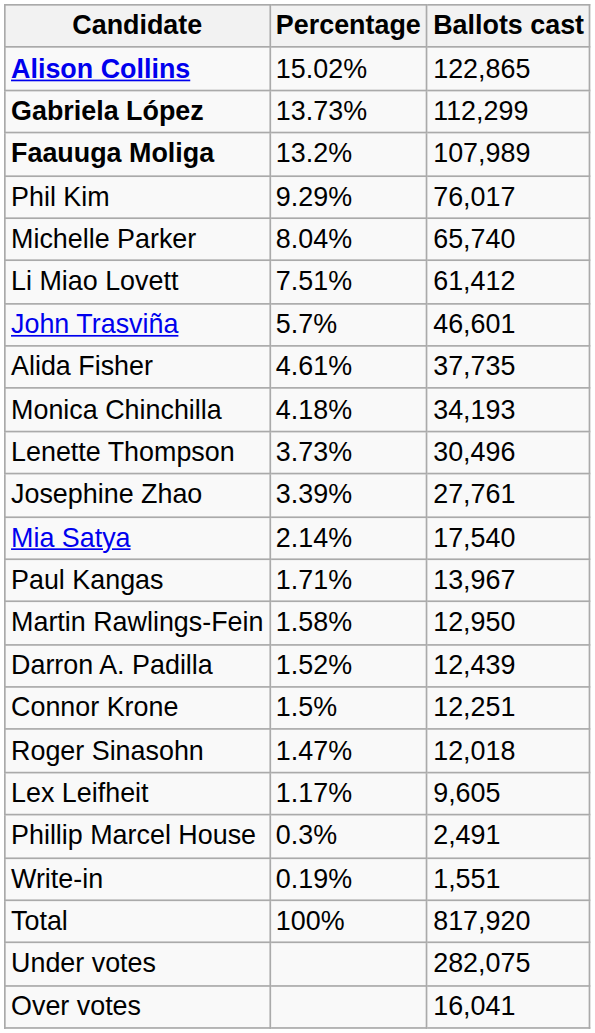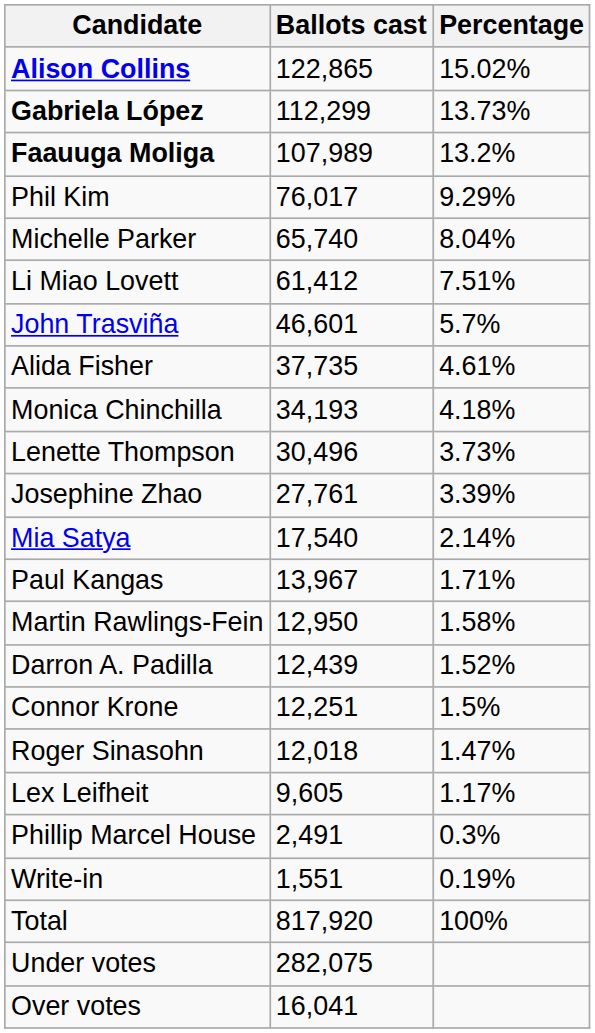columns swapped: (509, 25) <-> (348, 25)
